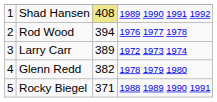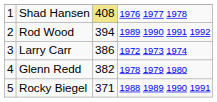(165, 14) 1989 1990 1991 1992 -> (153, 14) 1976 1977 1978
(153, 32) 1976 1977 1978 -> (165, 32) 1989 1990 1991 1992
(105, 50) 389 -> (105, 50) 386
